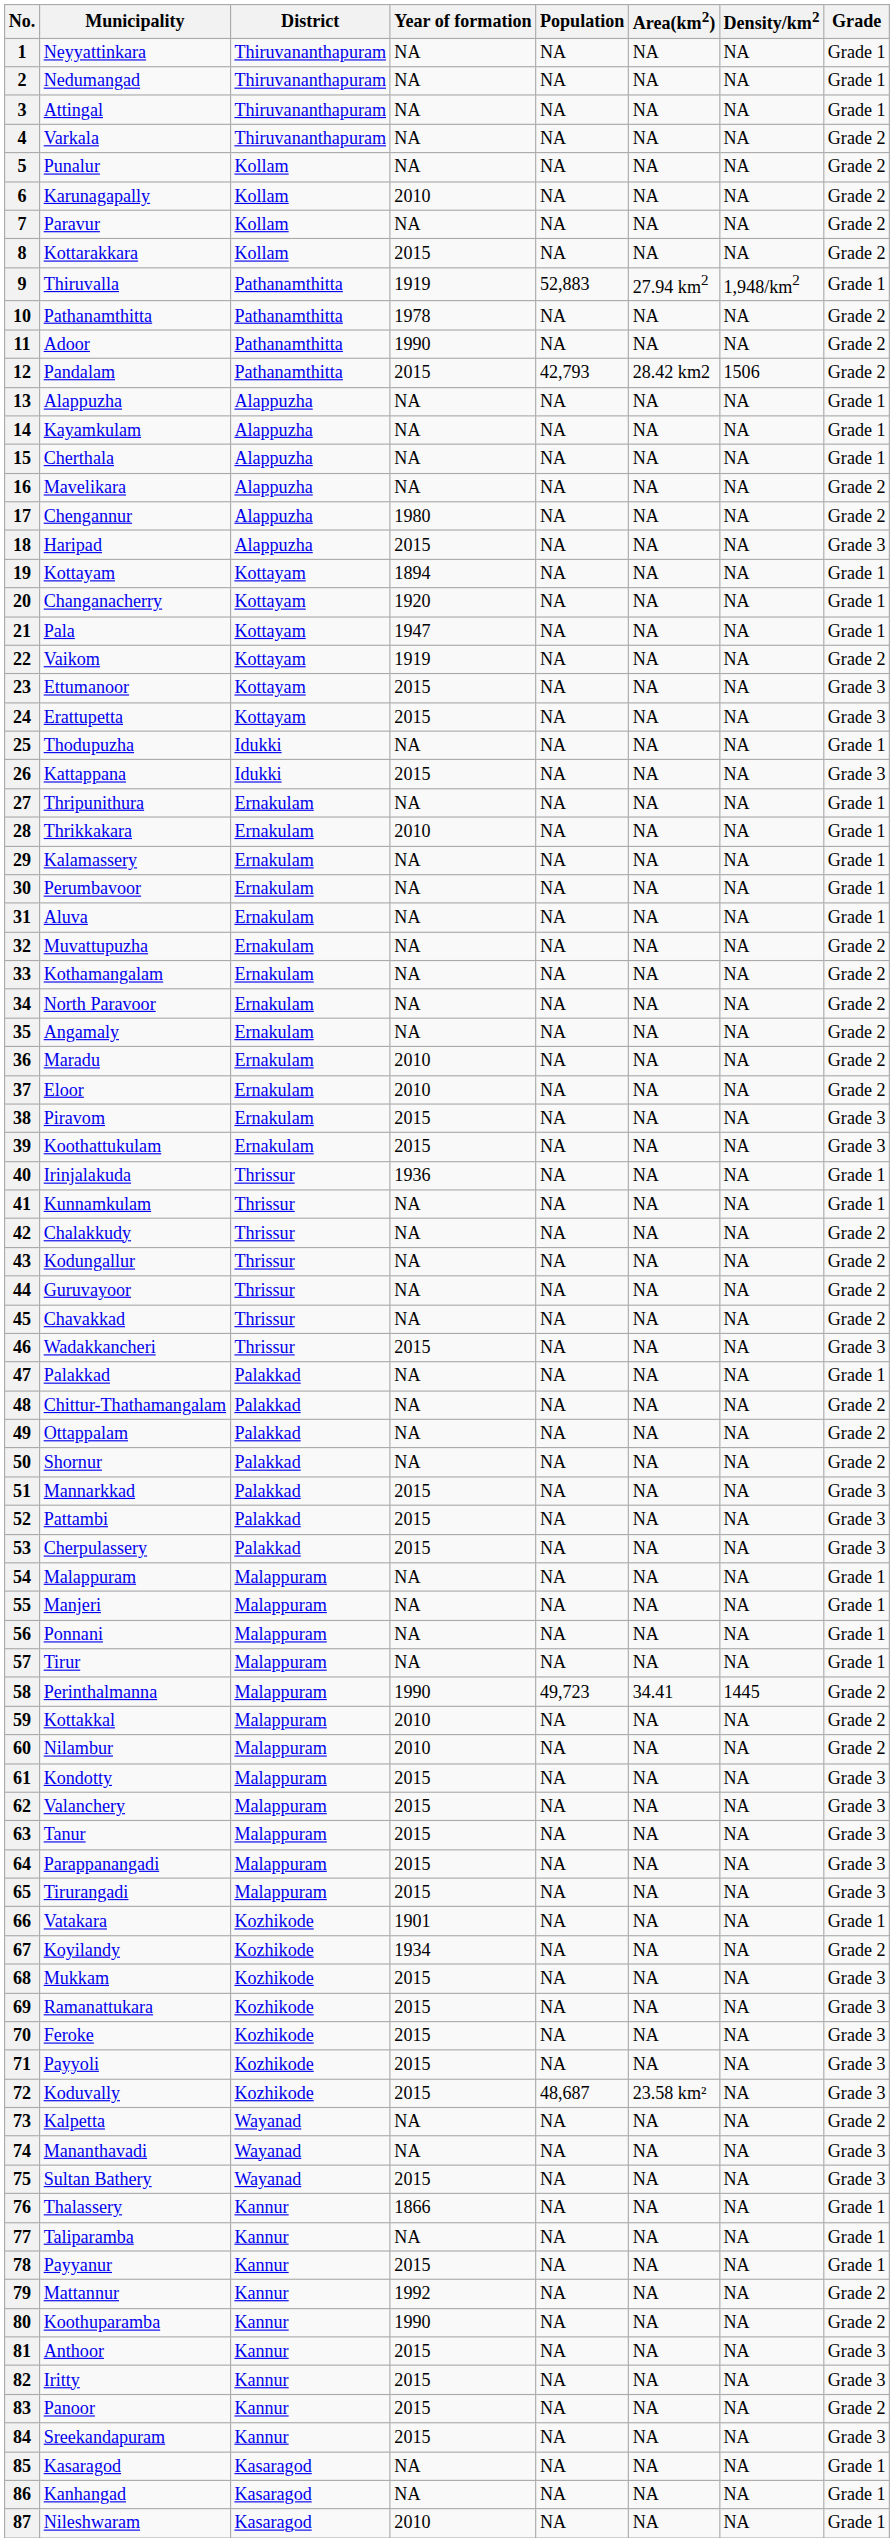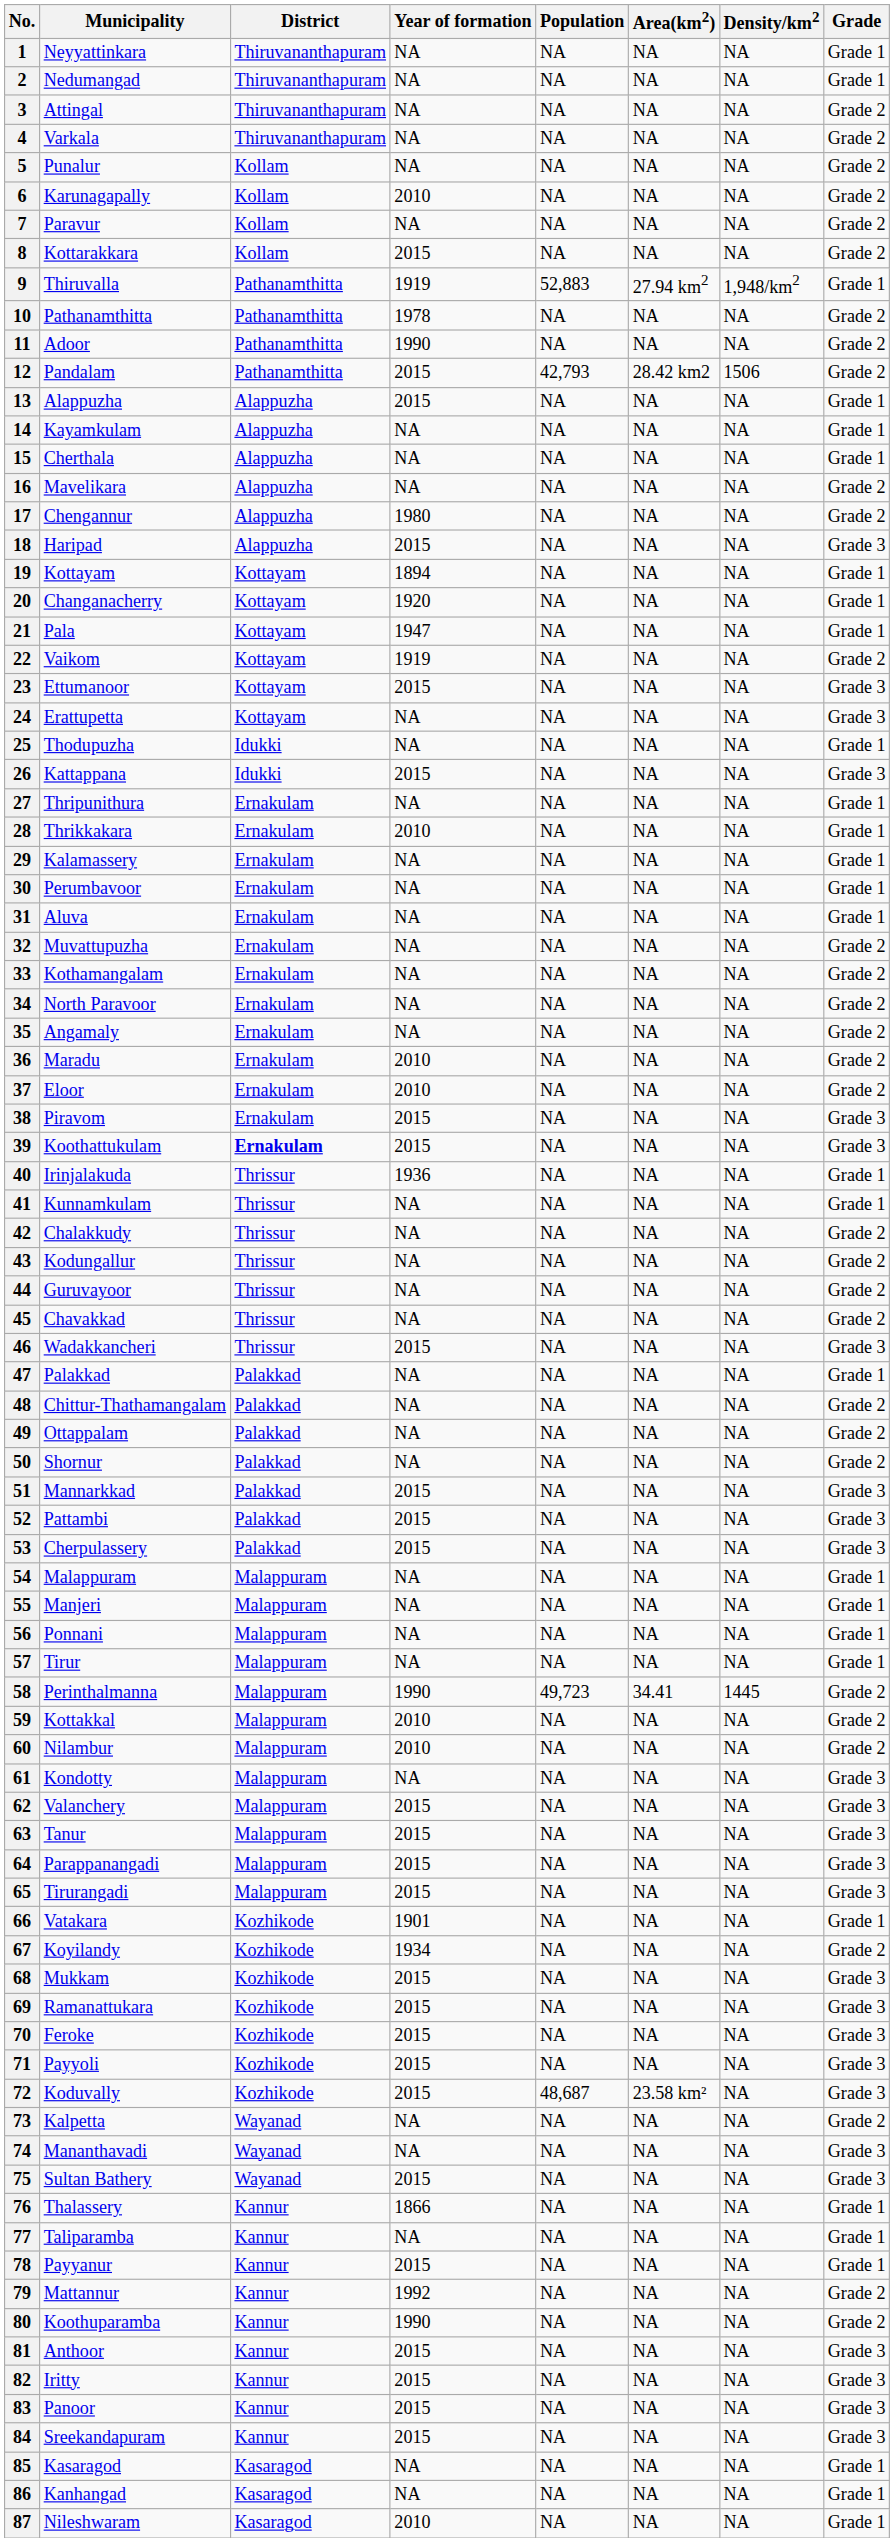(857, 109) Grade 1 -> (857, 109) Grade 2
(407, 401) NA -> (412, 401) 2015
(412, 716) 2015 -> (407, 716) NA
(274, 1146) normal -> (279, 1146) bold
(412, 1777) 2015 -> (407, 1777) NA
(857, 2408) Grade 2 -> (857, 2408) Grade 3
